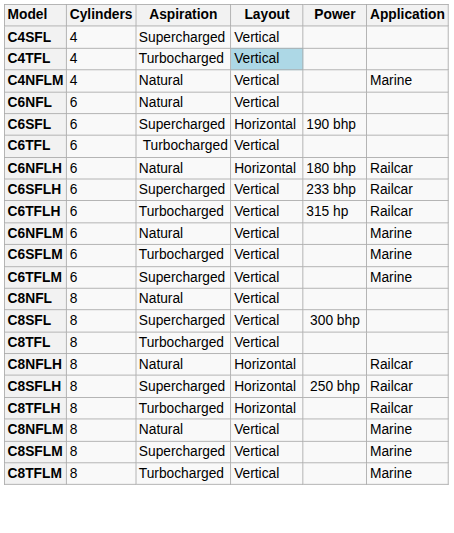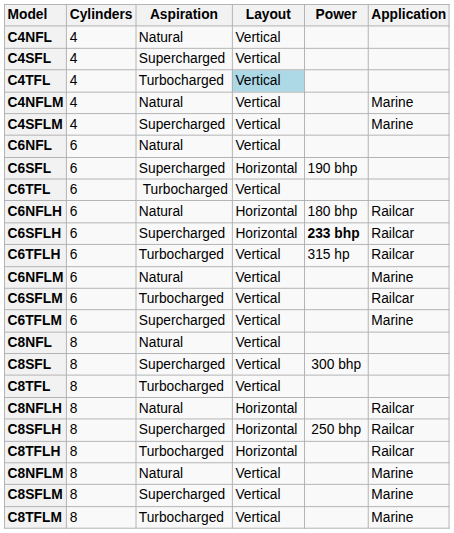+ row: (30, 37)
+ row: (35, 124)
(257, 189) Vertical -> (266, 233) Horizontal
(331, 189) normal -> (334, 233) bold
(391, 255) Marine -> (393, 299) Railcar
